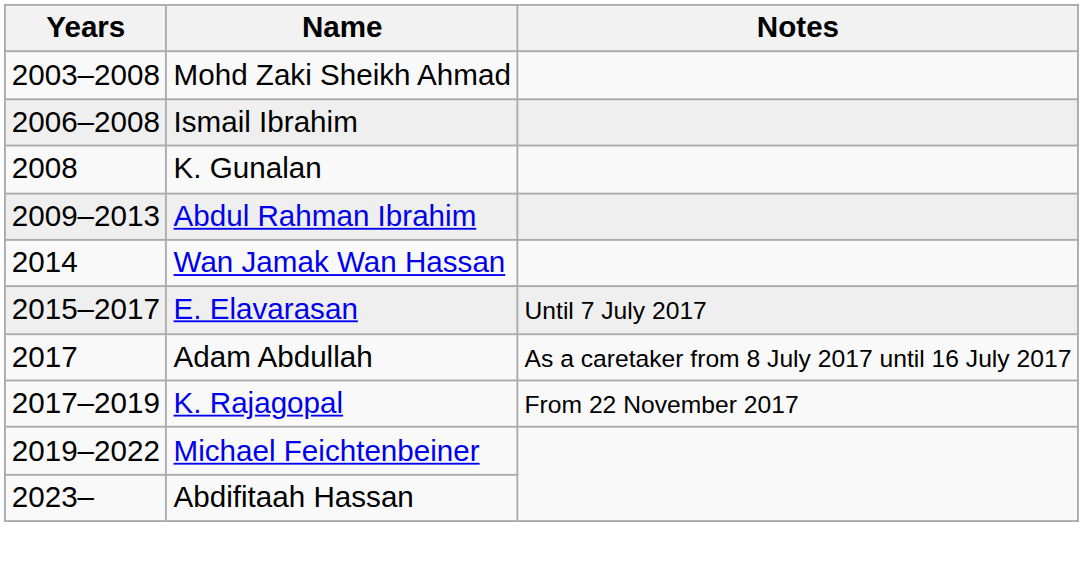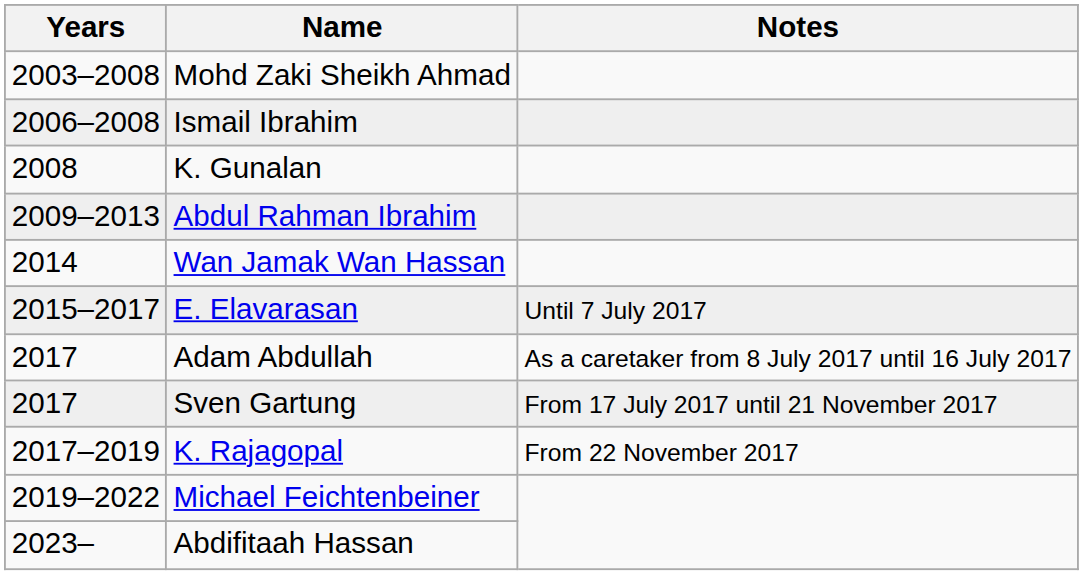+ row: (265, 403)
